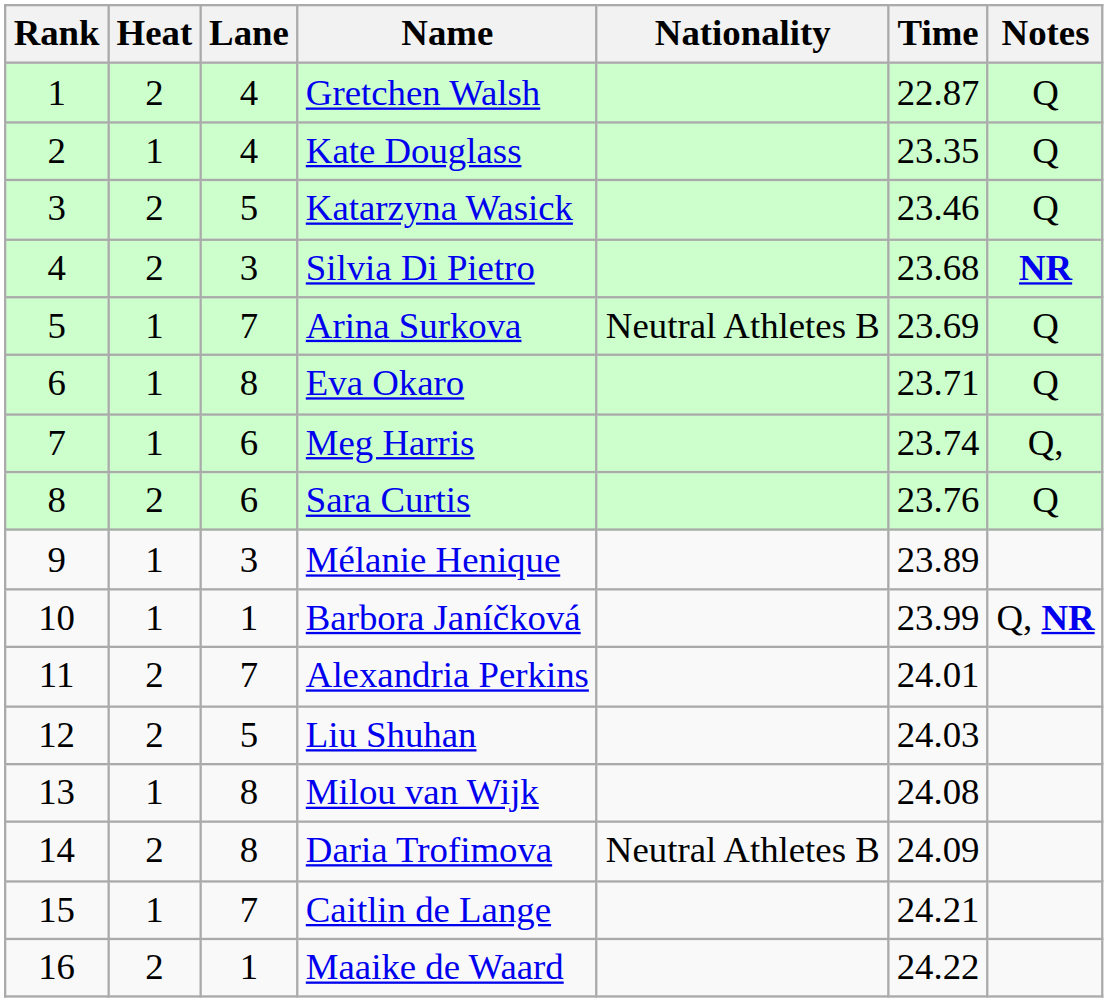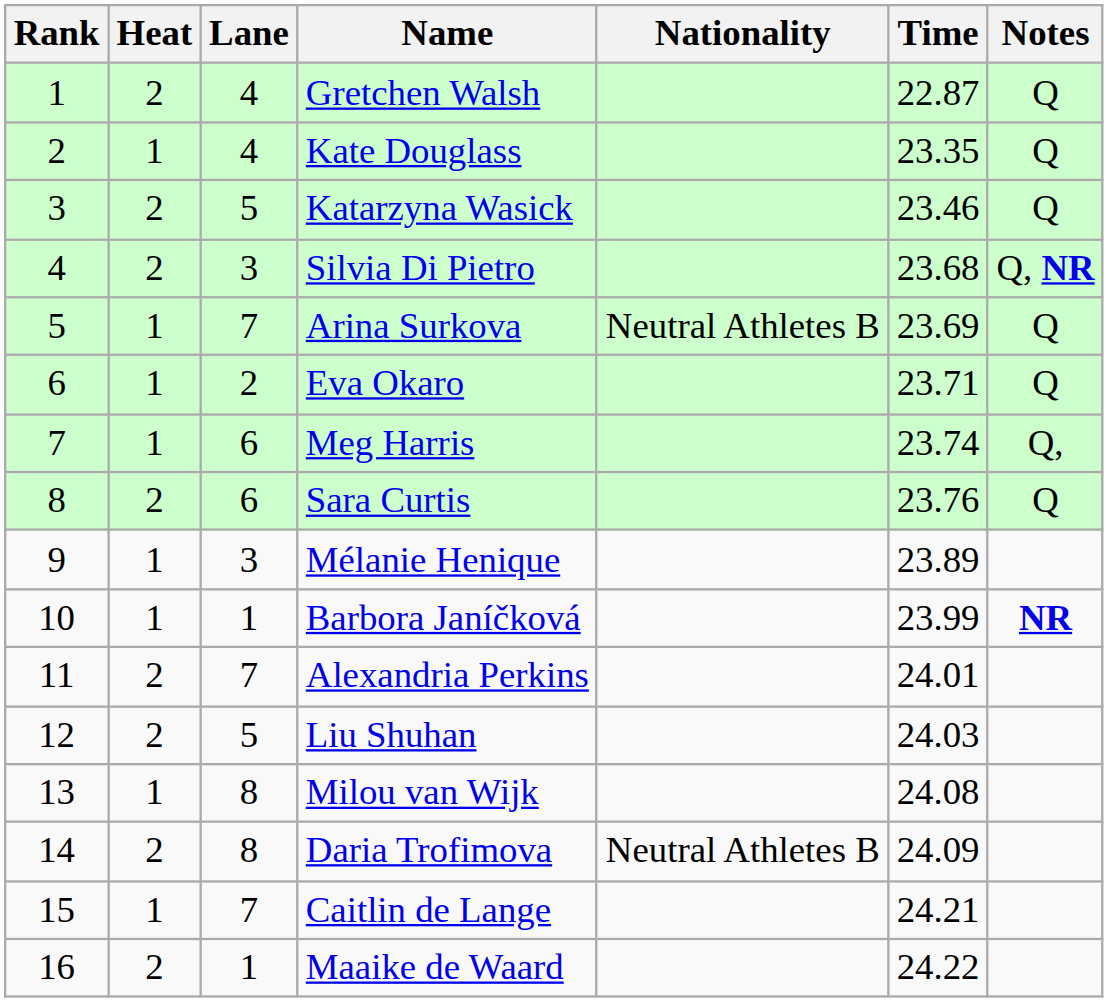(1046, 267) NR -> (1046, 267) Q, NR
(249, 383) 8 -> (249, 383) 2
(1046, 617) Q, NR -> (1046, 617) NR
